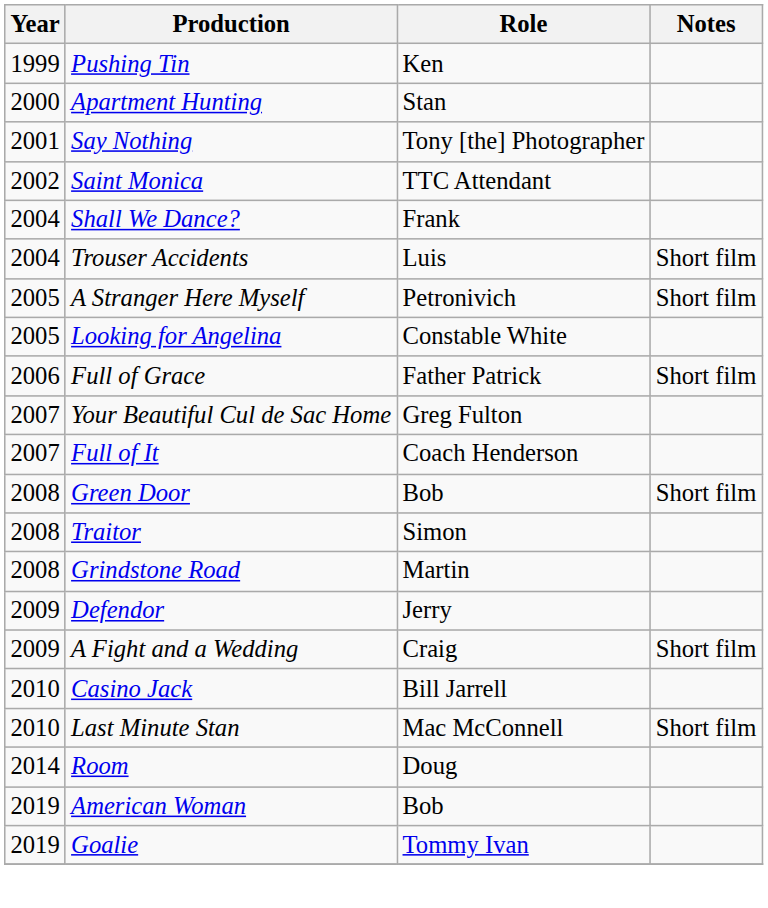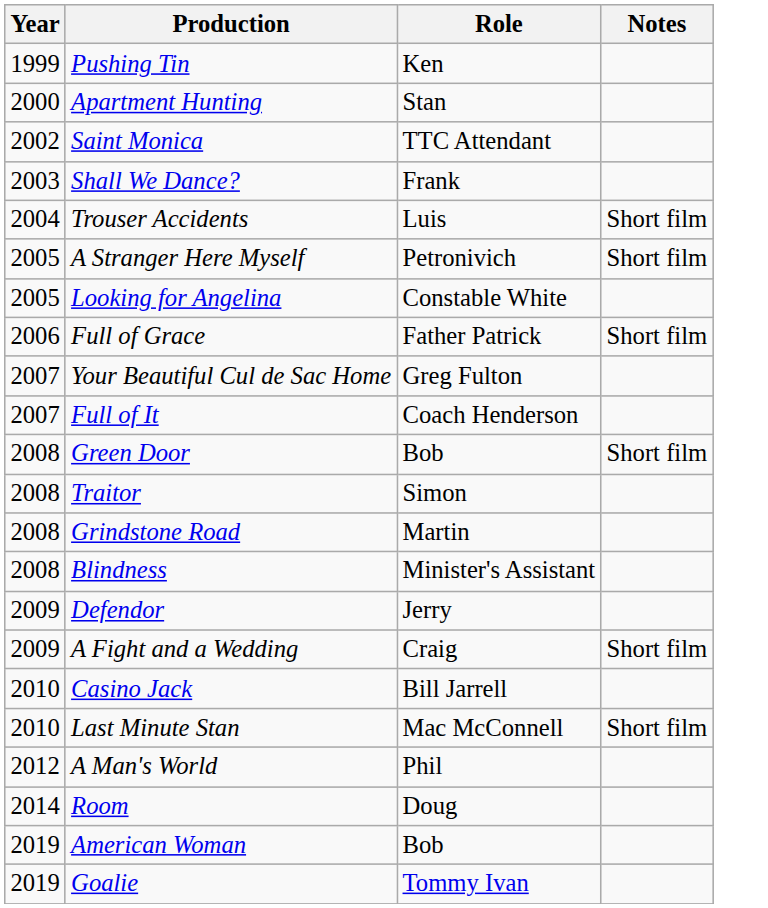- row: (132, 141)
(35, 219) 2004 -> (35, 180) 2003
+ row: (119, 571)
+ row: (144, 766)
